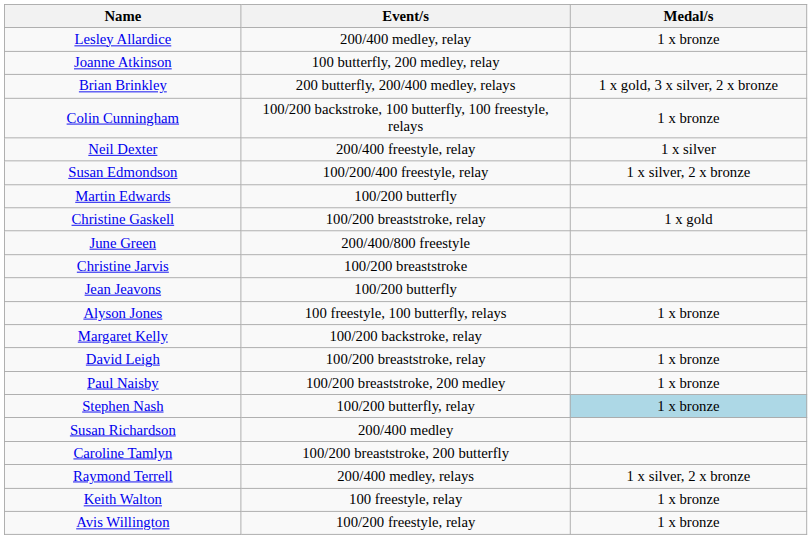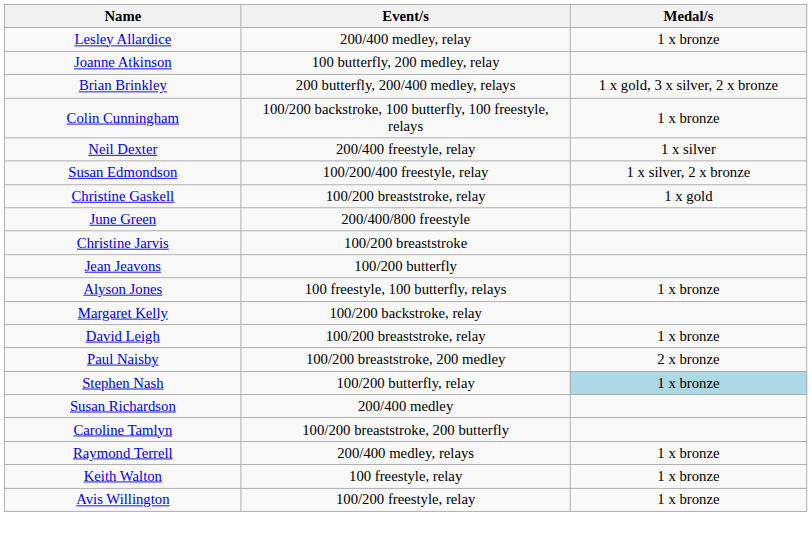- row: (123, 196)
(688, 382) 1 x bronze -> (688, 359) 2 x bronze
(688, 476) 1 x silver, 2 x bronze -> (688, 452) 1 x bronze
